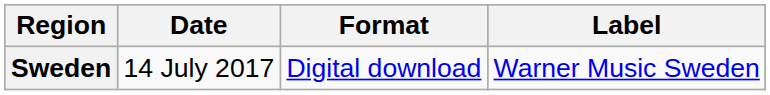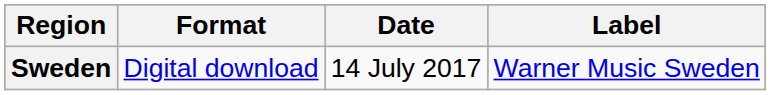columns swapped: (199, 25) <-> (384, 25)
